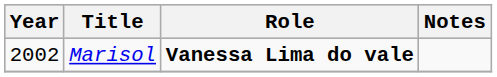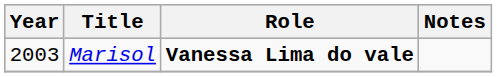(35, 55) 2002 -> (35, 55) 2003
